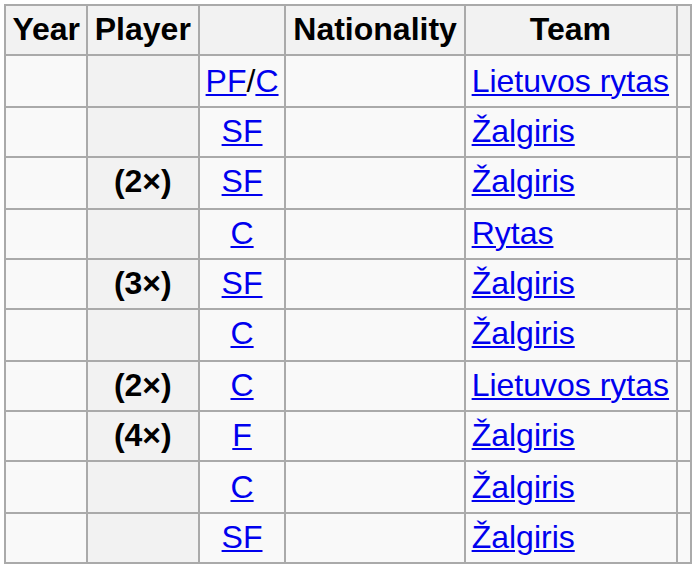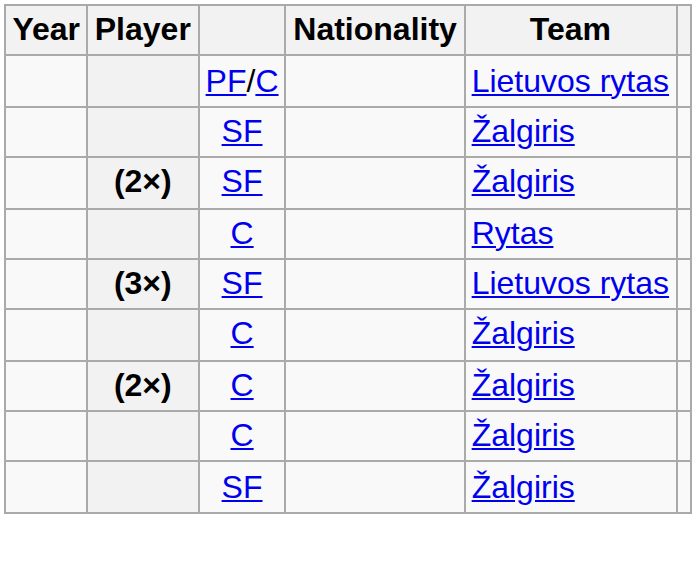(523, 283) Žalgiris -> (570, 283) Lietuvos rytas
(570, 385) Lietuvos rytas -> (523, 385) Žalgiris
- row: (143, 435)
